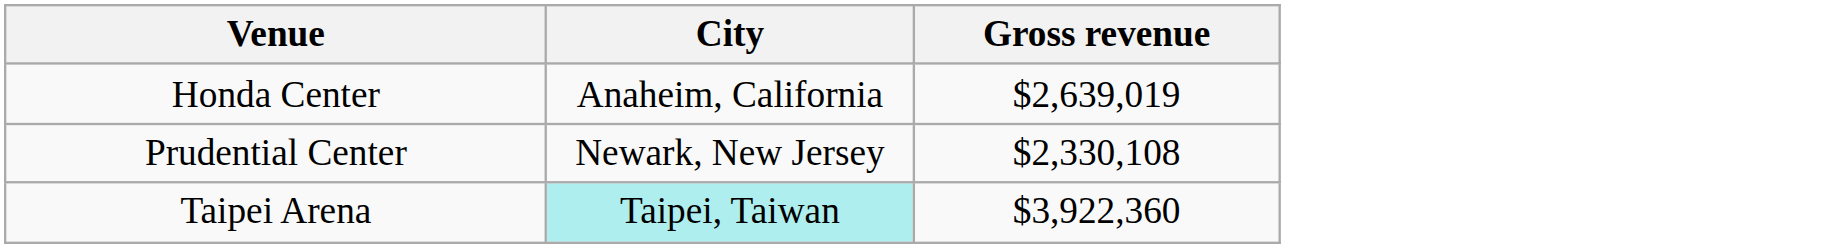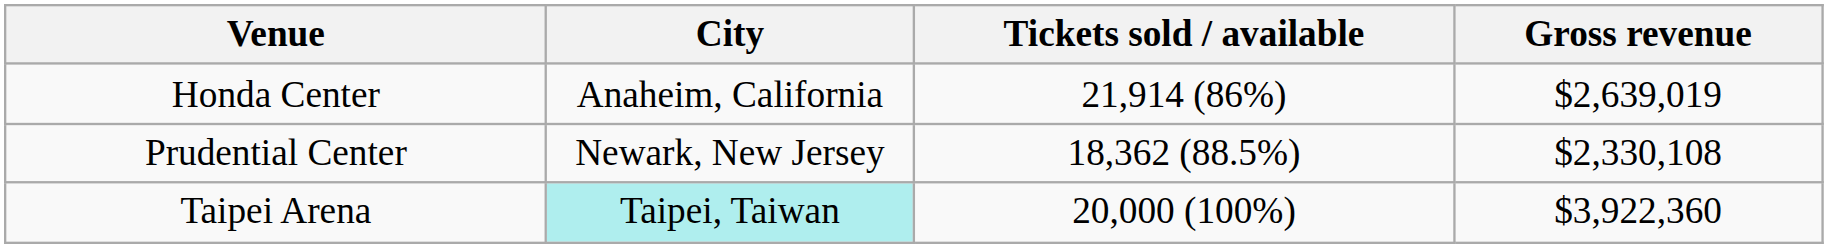+ column: (1184, 34)
